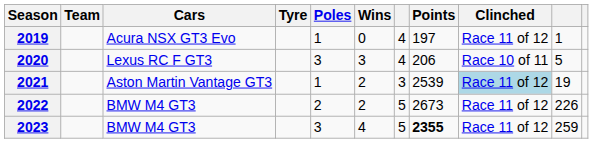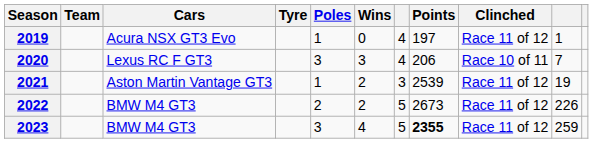(559, 60) 5 -> (559, 60) 7
(505, 82) lightblue background -> (505, 82) no background
